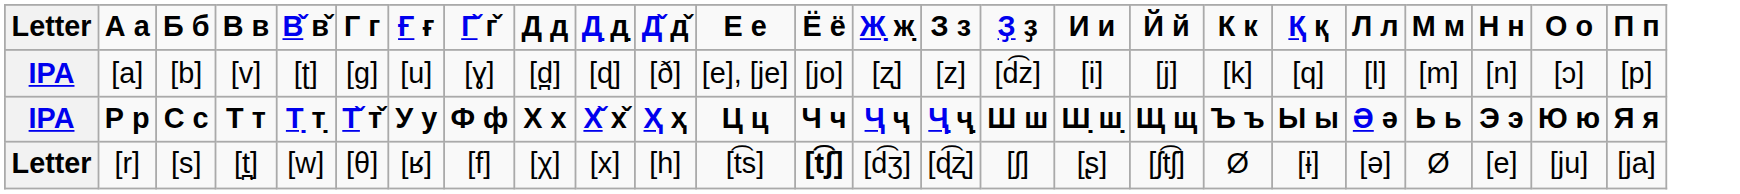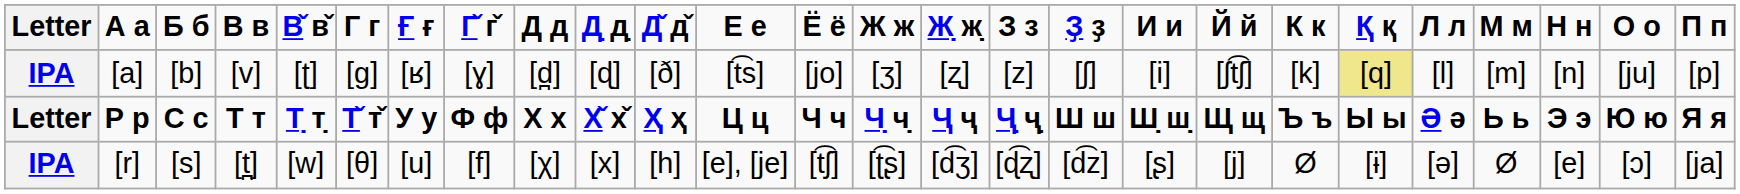+ column: (887, 27)
(416, 73) [u] -> (416, 73) [ʁ]
(745, 73) [e], [je] -> (745, 73) [t͡s]
(1018, 73) [d͡z] -> (1085, 73) [ʃ]
(1167, 73) [j] -> (1234, 73) [ʃt͡ʃ]
(1308, 73) no background -> (1376, 73) khaki background
(1569, 73) [ɔ] -> (1637, 73) [ju]
(52, 118) IPA -> (52, 118) Letter
(52, 164) Letter -> (52, 164) IPA
(416, 164) [ʁ] -> (416, 164) [u]
(745, 164) [t͡s] -> (745, 164) [e], [je]
(824, 164) bold -> (824, 164) normal
(1018, 164) [ʃ] -> (1085, 164) [d͡z]
(1167, 164) [ʃt͡ʃ] -> (1234, 164) [j]
(1569, 164) [ju] -> (1637, 164) [ɔ]
